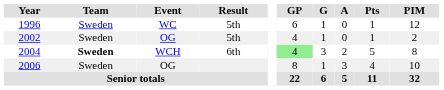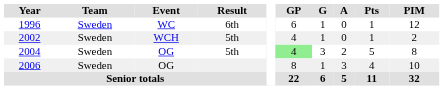(233, 24) 5th -> (232, 24) 6th
(168, 38) OG -> (166, 38) WCH
(96, 51) bold -> (95, 51) normal
(168, 51) WCH -> (166, 51) OG
(233, 51) 6th -> (232, 51) 5th
